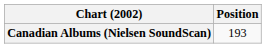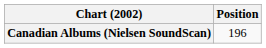(237, 33) 193 -> (237, 33) 196
